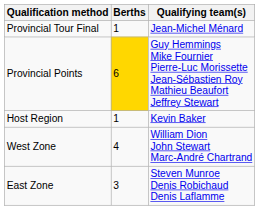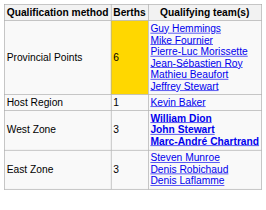- row: (53, 28)
(116, 146) 4 -> (116, 130) 3
(201, 146) normal -> (205, 130) bold
